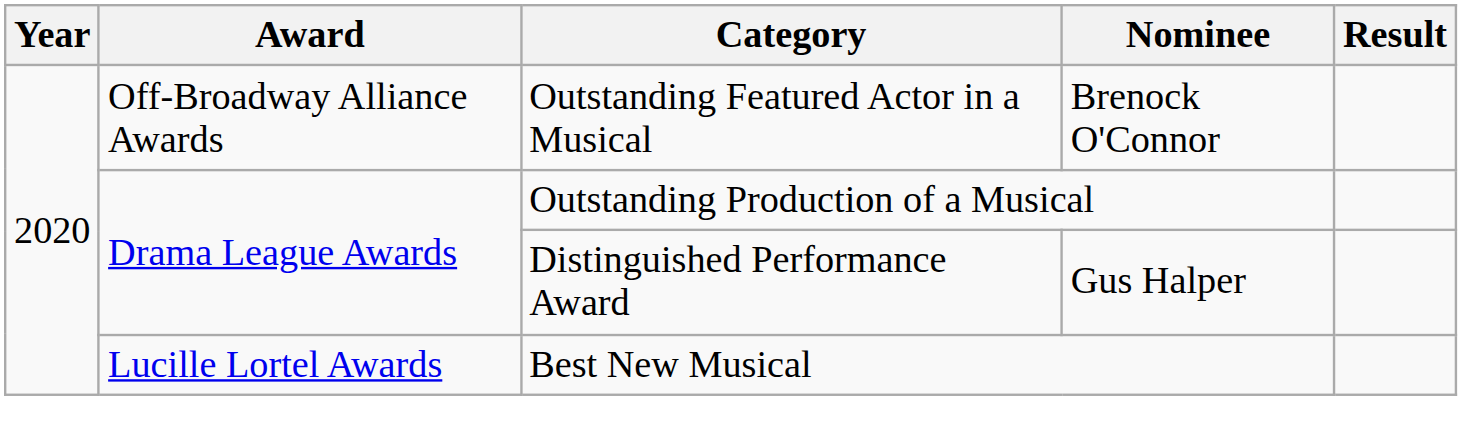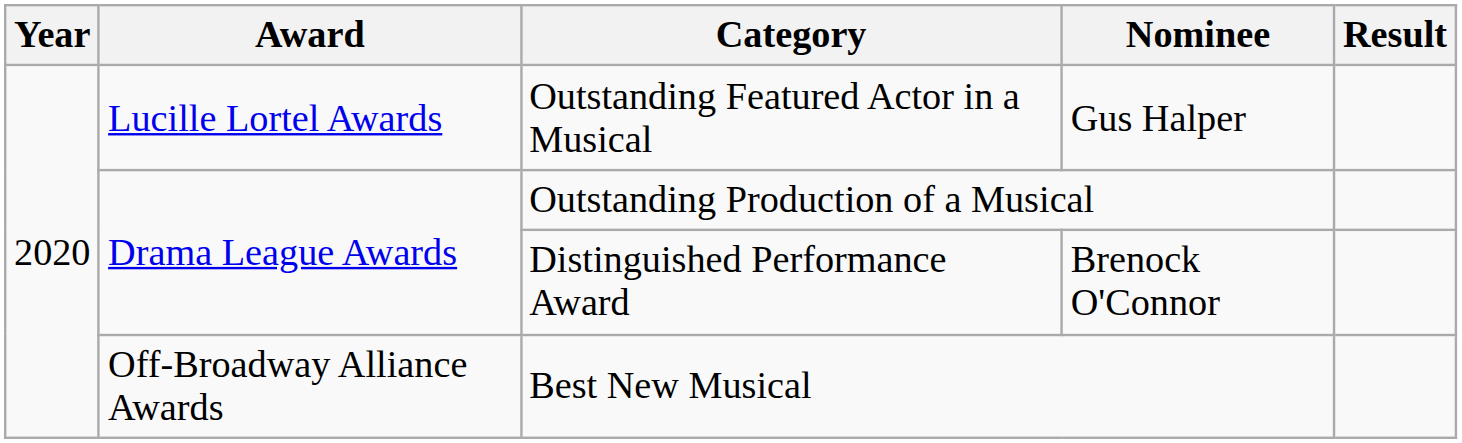(288, 116) Off-Broadway Alliance Awards -> (275, 116) Lucille Lortel Awards
(1145, 116) Brenock O'Connor -> (1158, 116) Gus Halper
(1158, 281) Gus Halper -> (1145, 281) Brenock O'Connor
(275, 363) Lucille Lortel Awards -> (288, 384) Off-Broadway Alliance Awards
